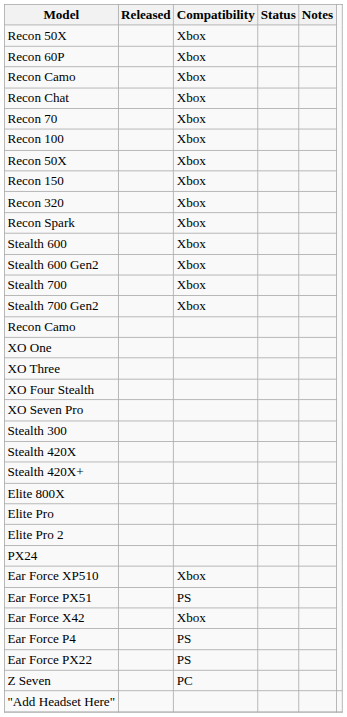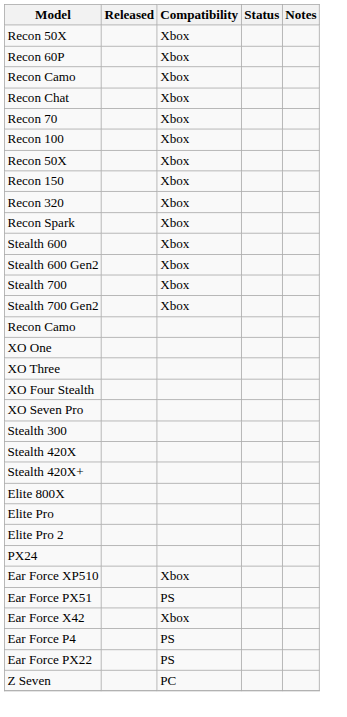- row: (61, 701)
